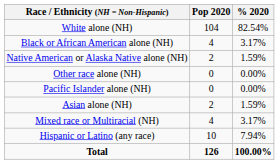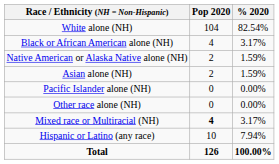rows swapped: (97, 105) <-> (97, 74)
(211, 120) normal -> (211, 120) bold
